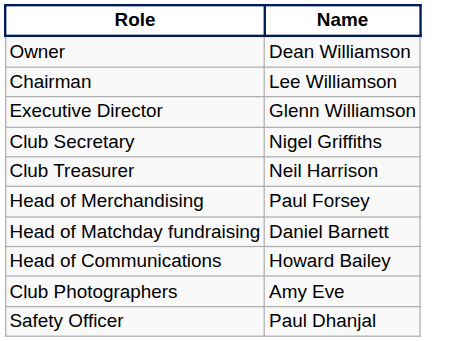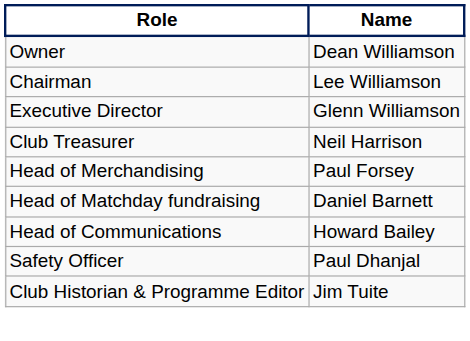- row: (72, 141)
- row: (93, 291)
+ row: (157, 291)
